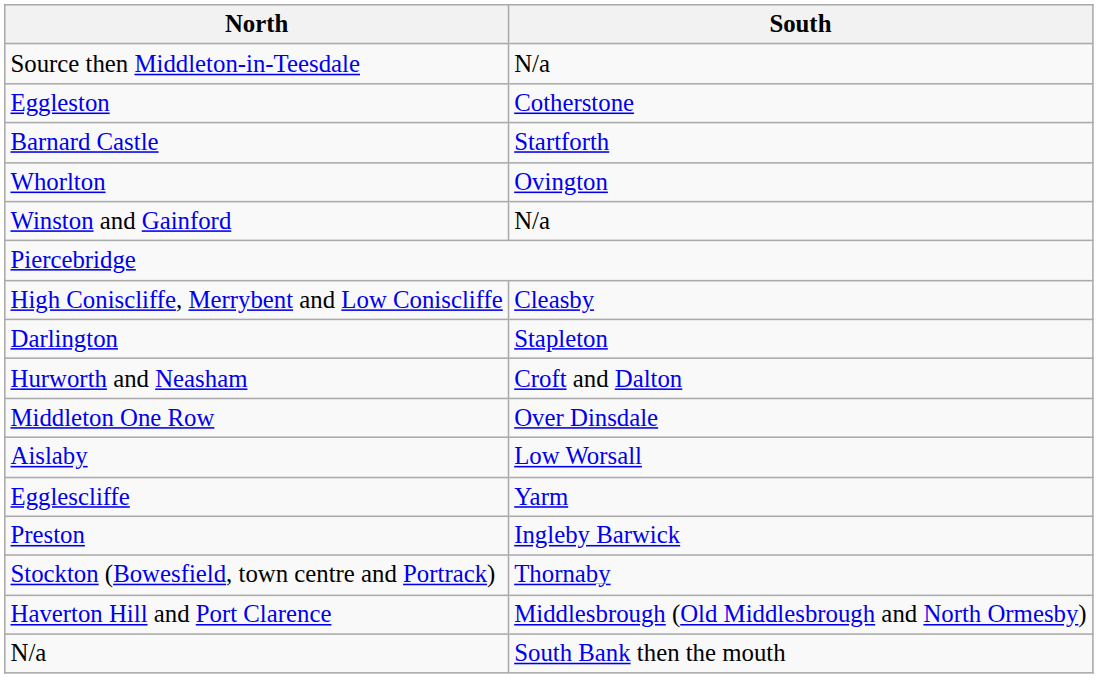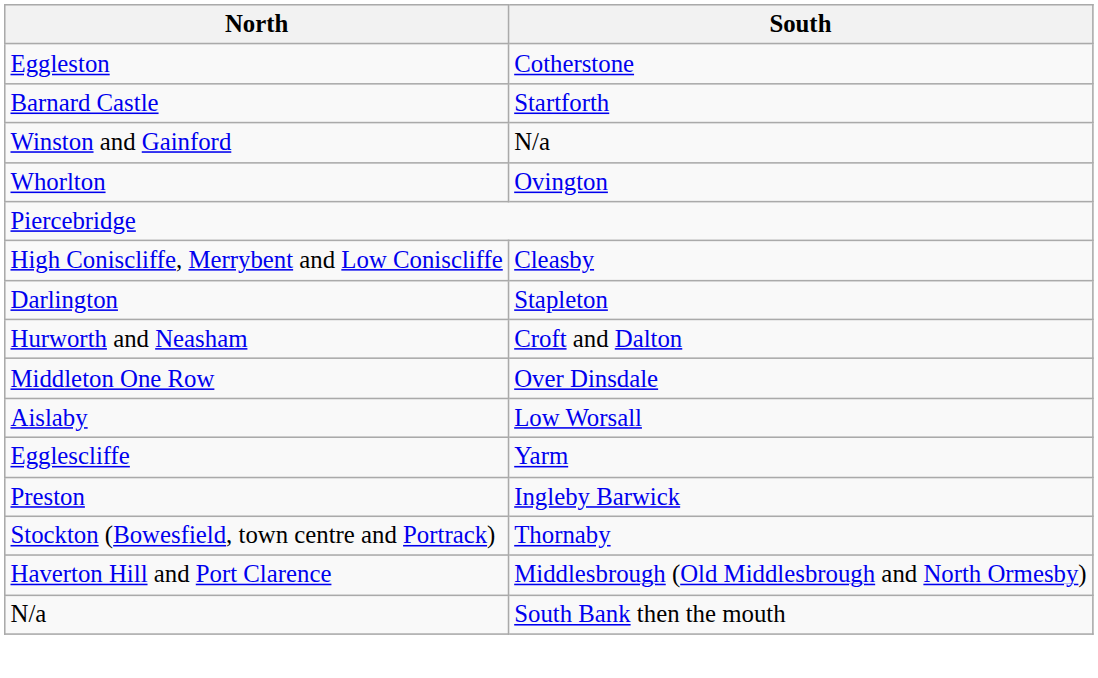- row: (185, 63)
rows swapped: (58, 181) <-> (121, 220)
